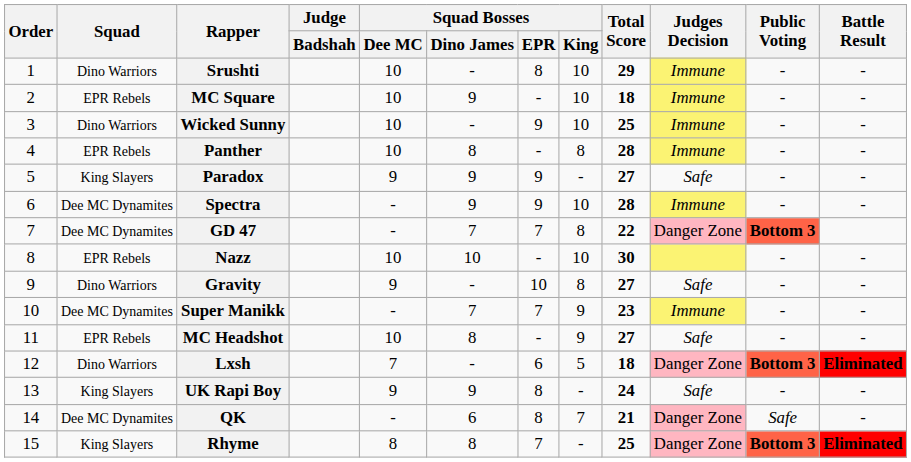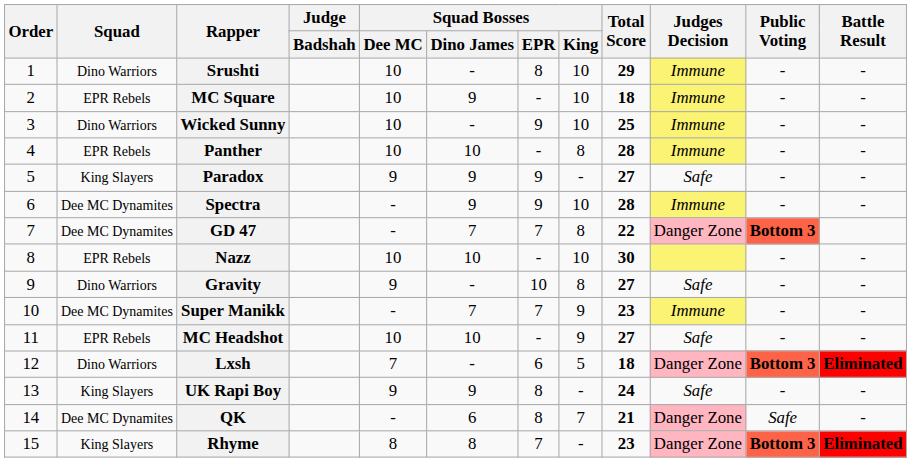(472, 151) 8 -> (472, 151) 10
(472, 337) 8 -> (472, 337) 10
(626, 444) 25 -> (626, 444) 23
